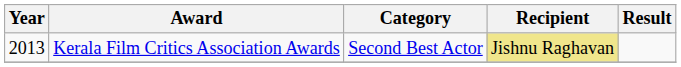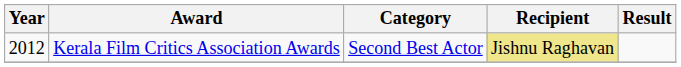(27, 47) 2013 -> (27, 47) 2012
